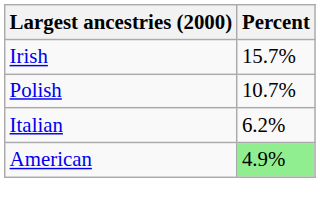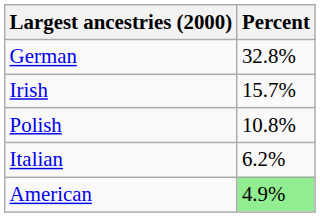+ row: (43, 56)
(269, 90) 10.7% -> (269, 125) 10.8%
